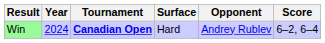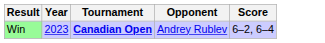- column: (177, 13)
(56, 30) 2024 -> (56, 30) 2023
